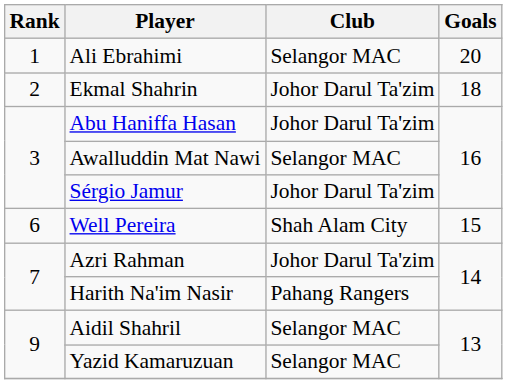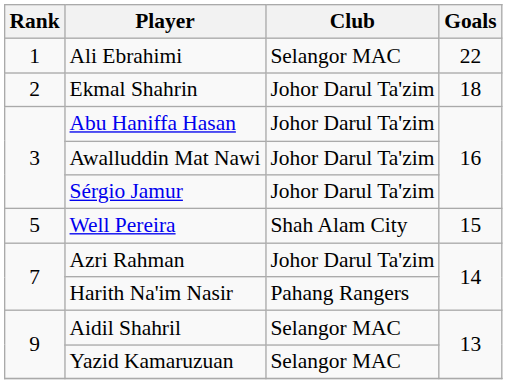(470, 55) 20 -> (470, 55) 22
(336, 157) Selangor MAC -> (352, 157) Johor Darul Ta'zim
(35, 225) 6 -> (35, 225) 5
